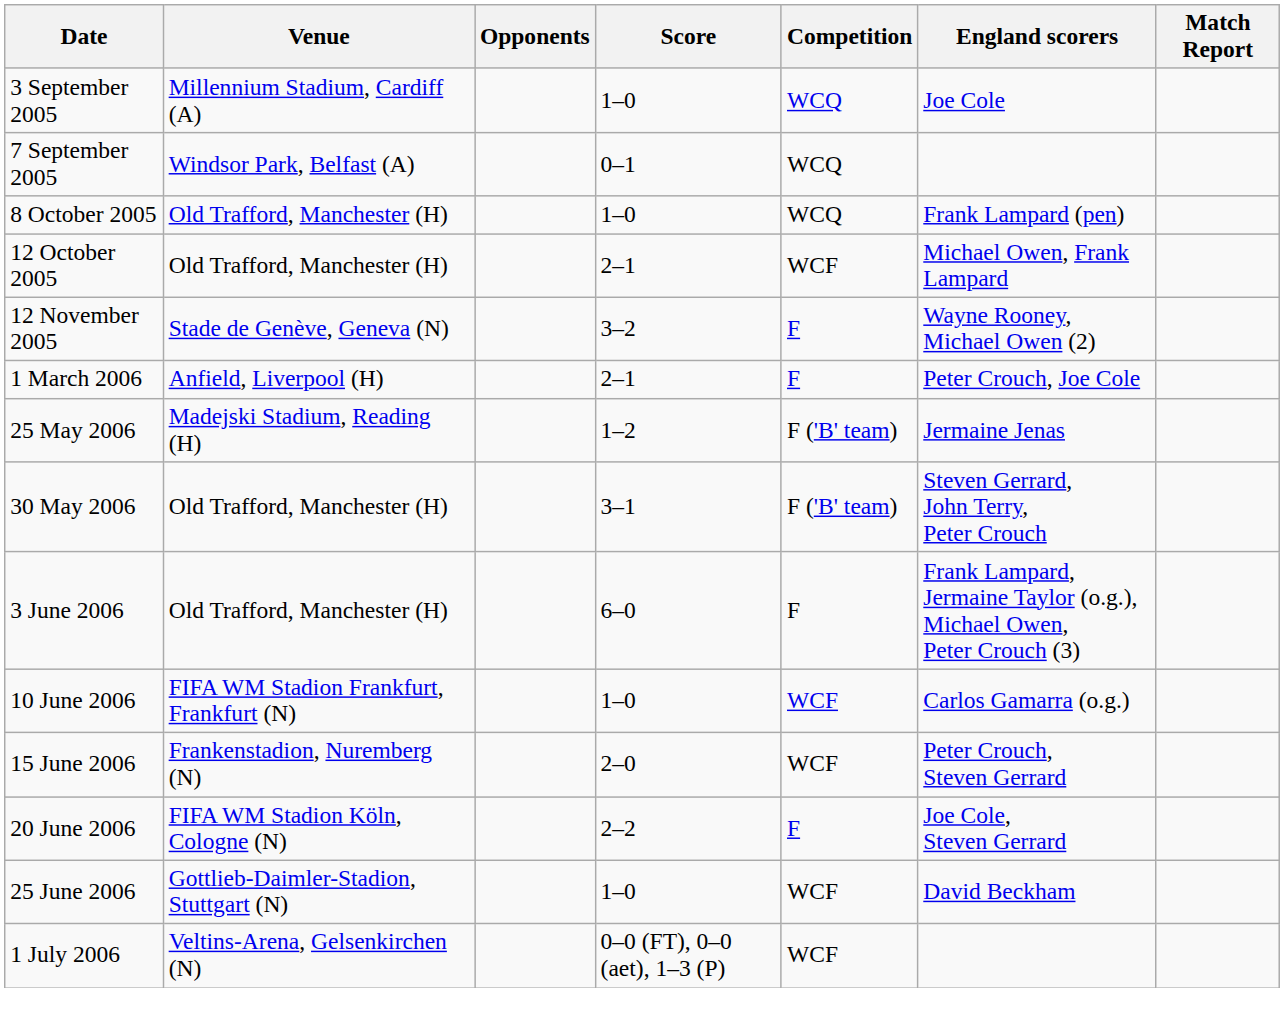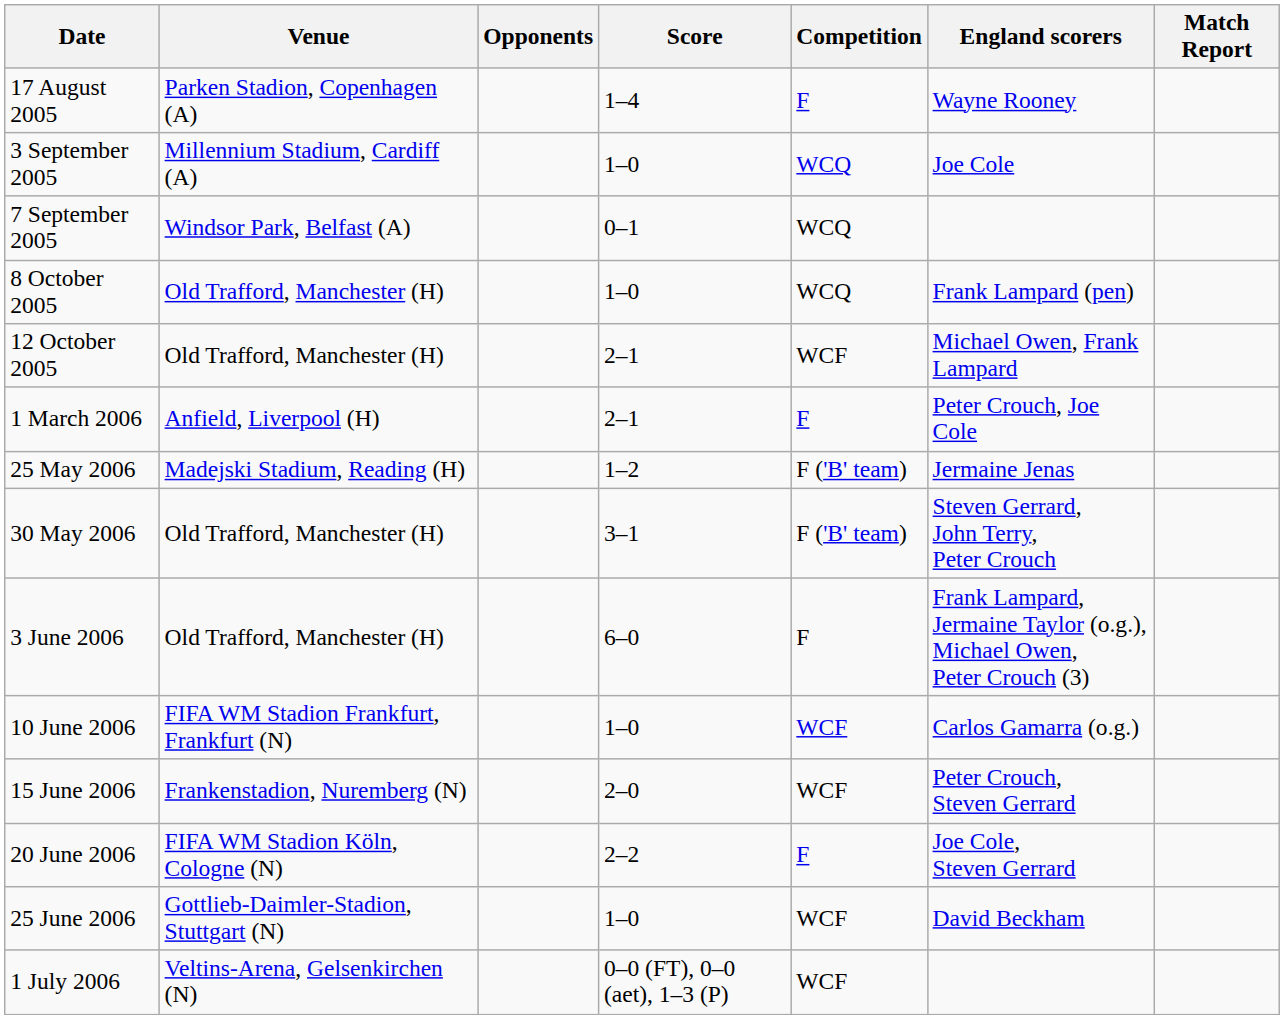+ row: (58, 100)
- row: (74, 328)
